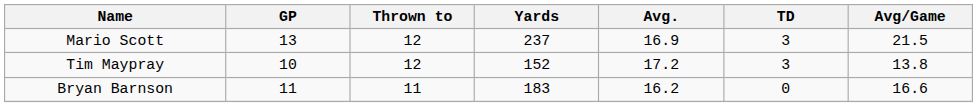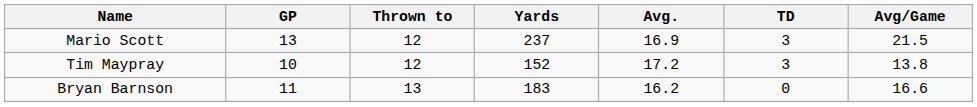(412, 89) 11 -> (412, 89) 13
